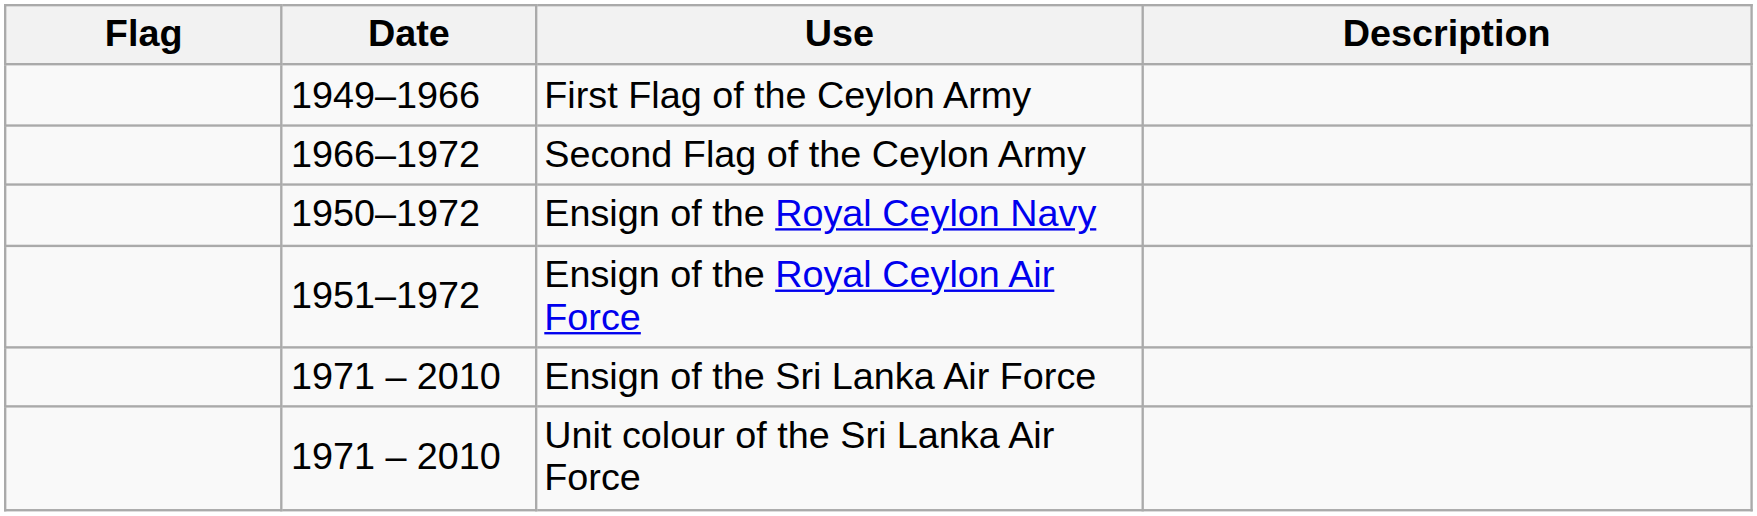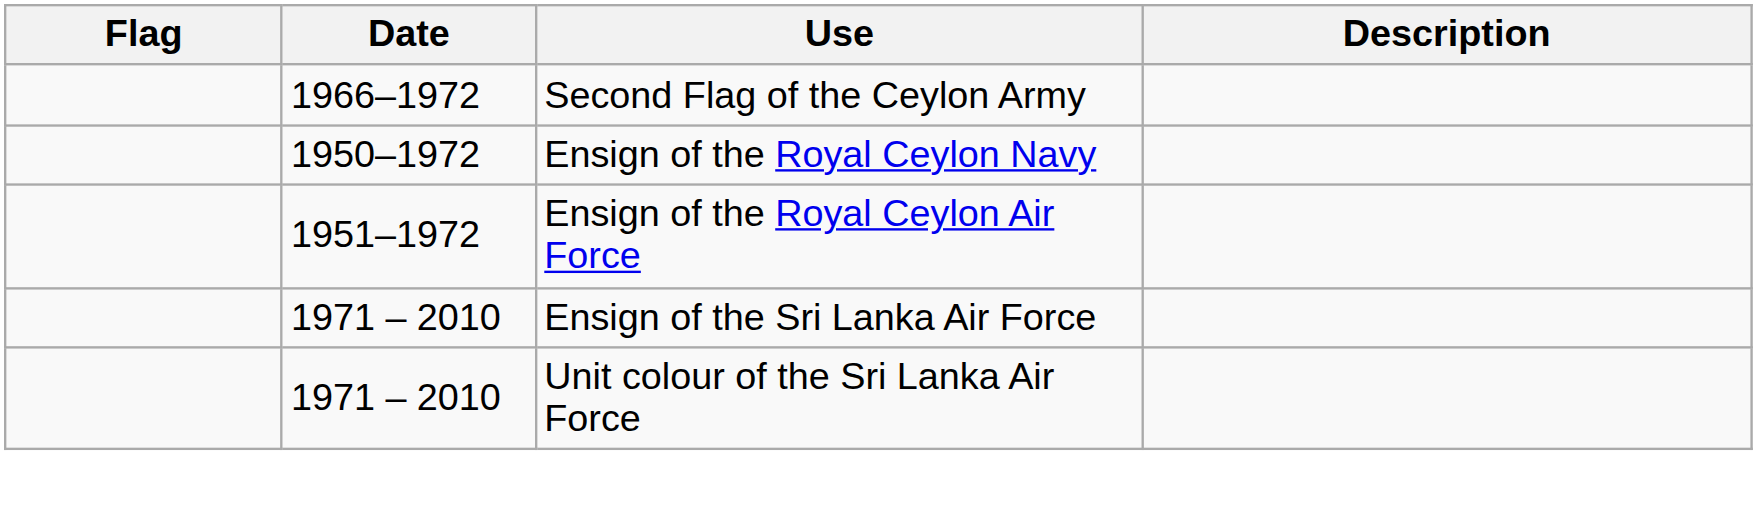- row: (788, 94)
